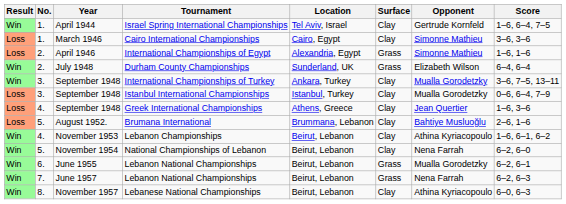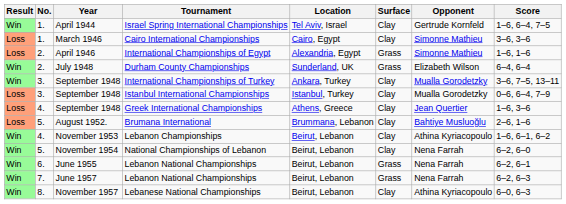(451, 164) Mualla Gorodetzky -> (439, 164) Nena Farrah
